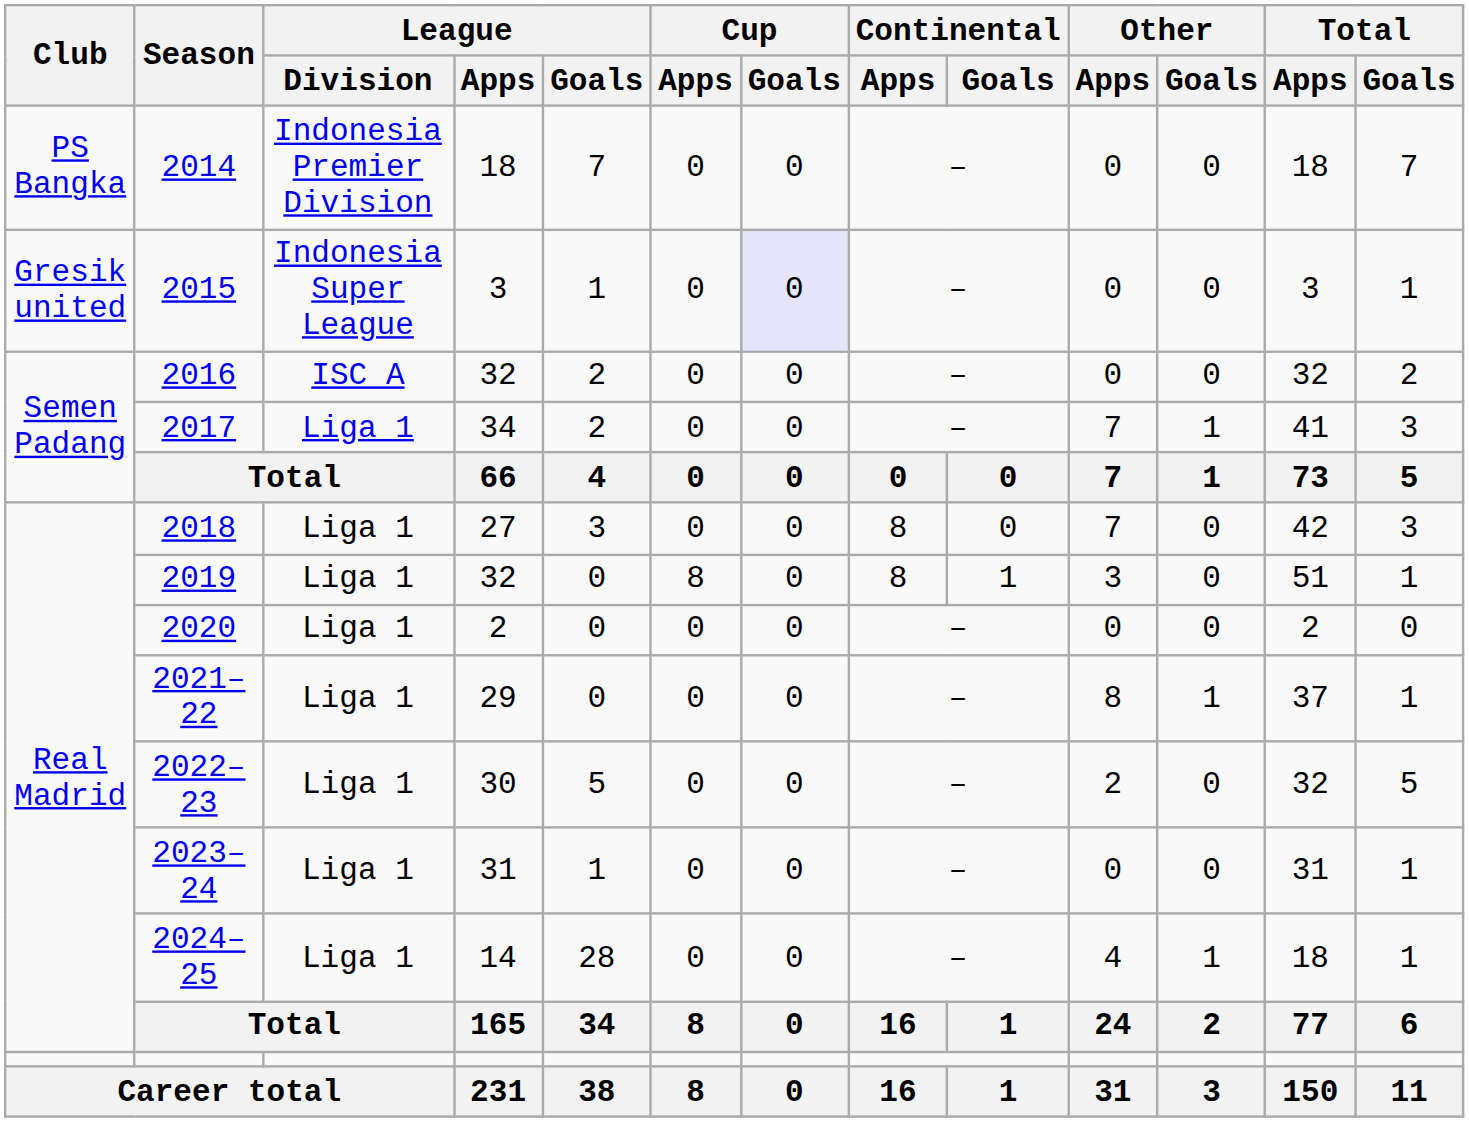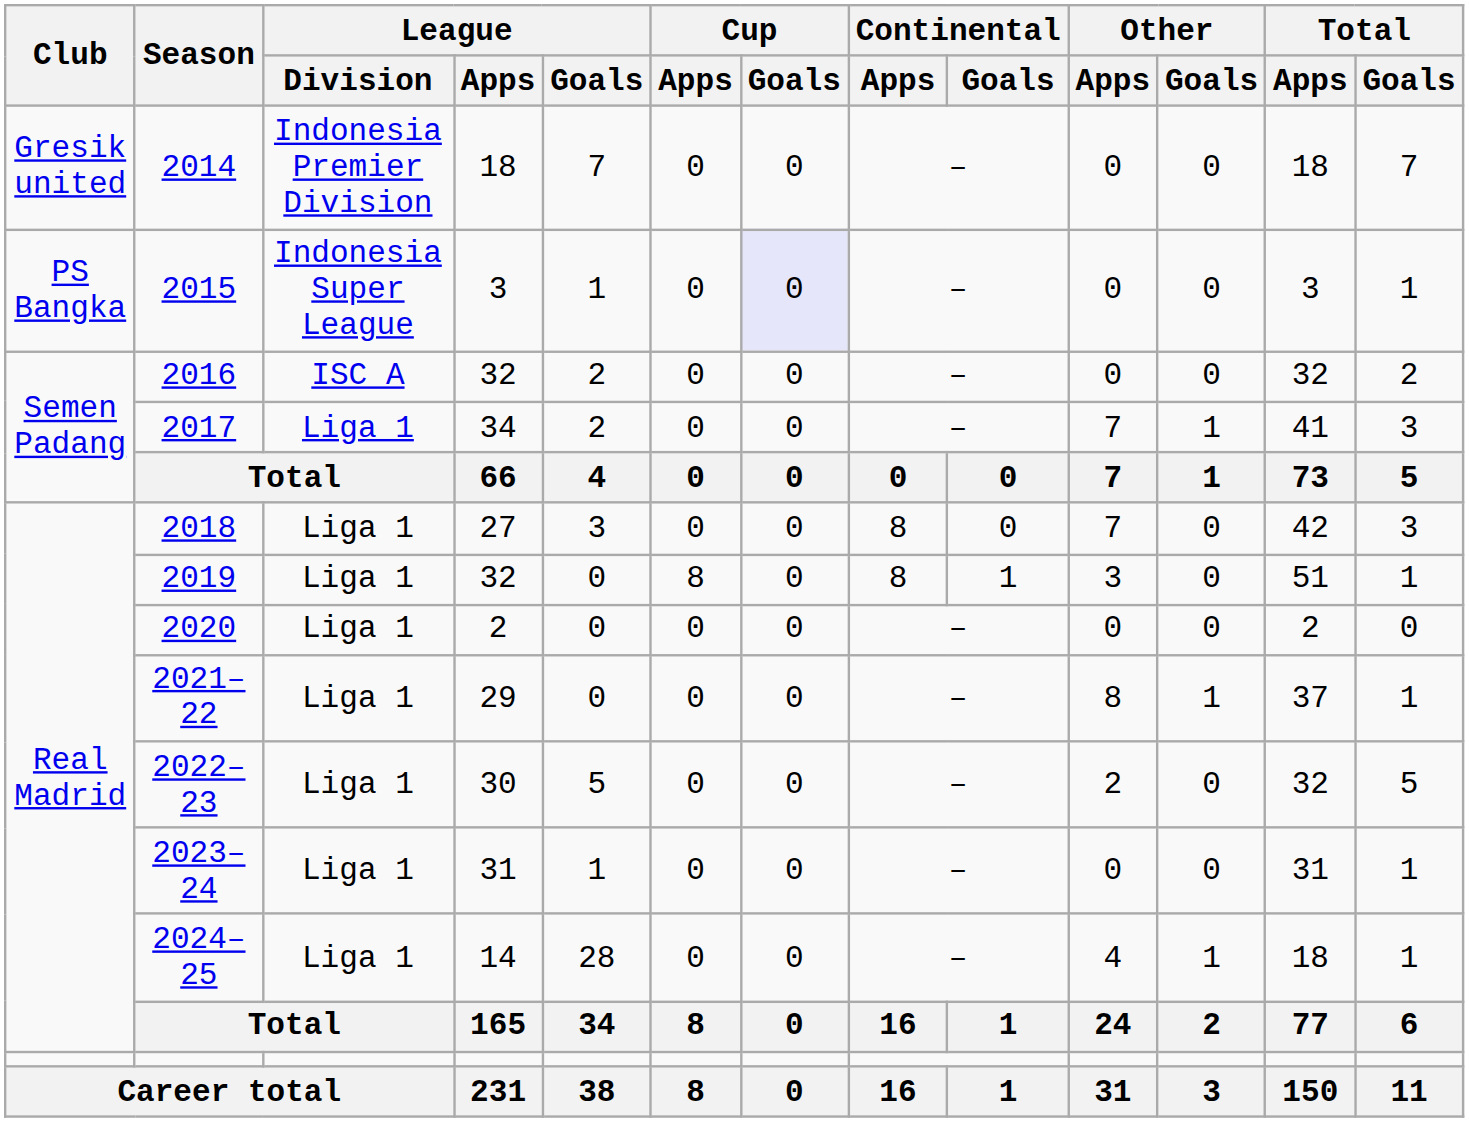(70, 168) PS Bangka -> (70, 168) Gresik united
(70, 290) Gresik united -> (70, 290) PS Bangka
